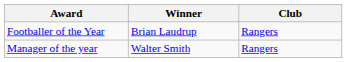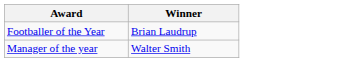- column: (290, 13)
